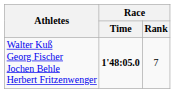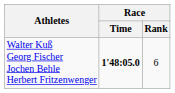(156, 63) 7 -> (156, 63) 6
